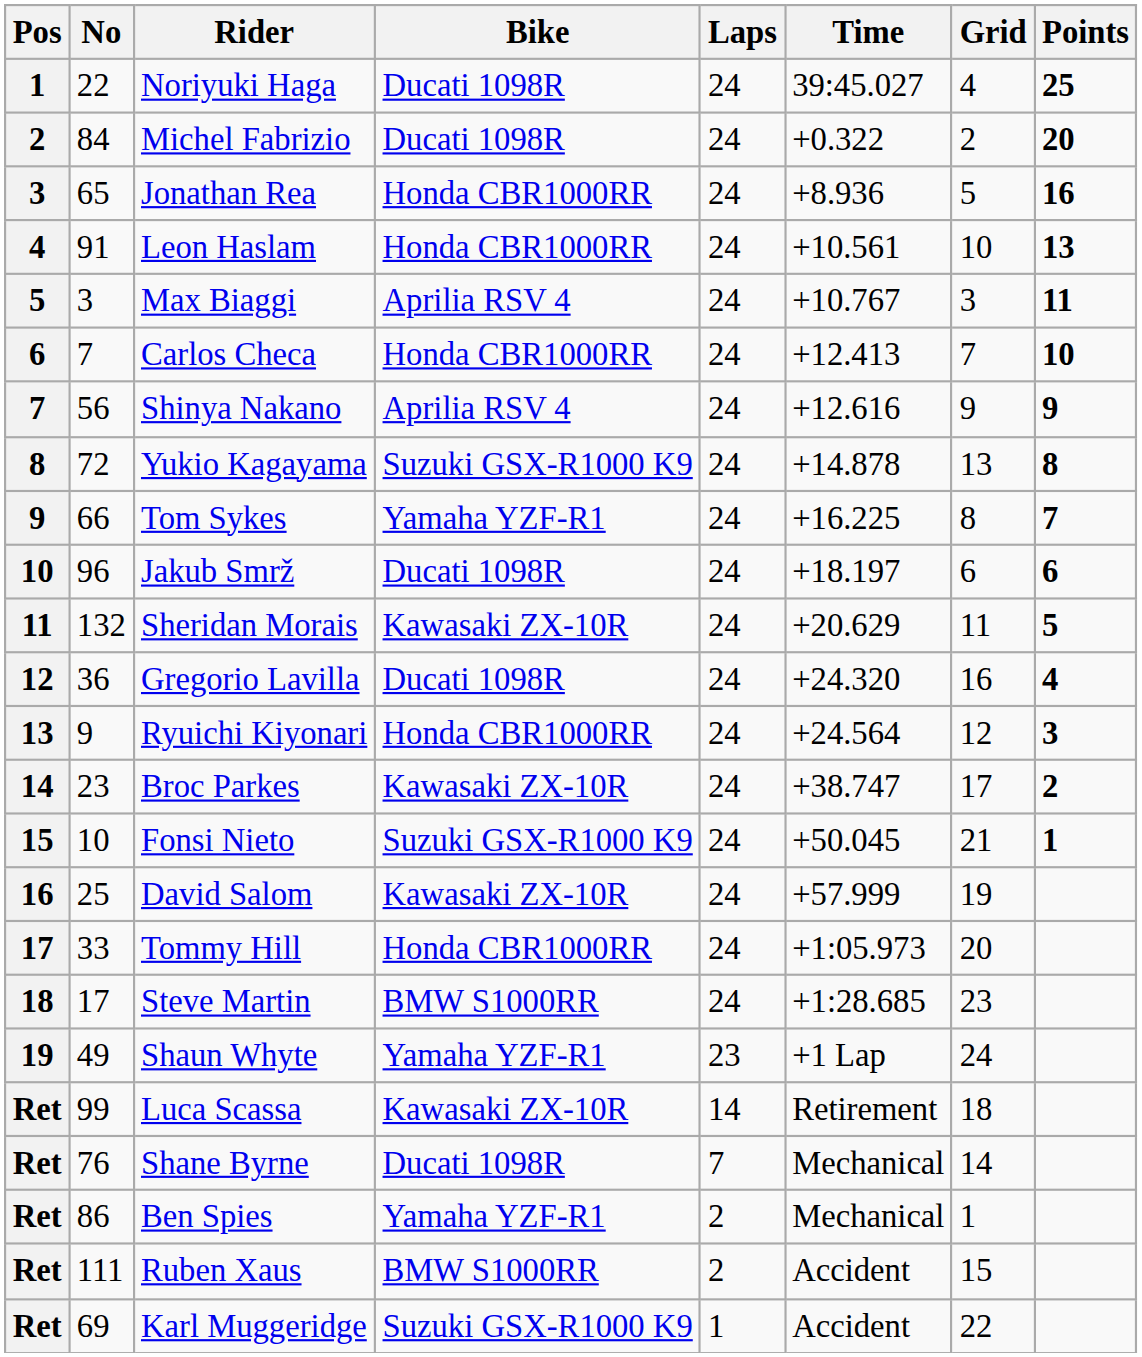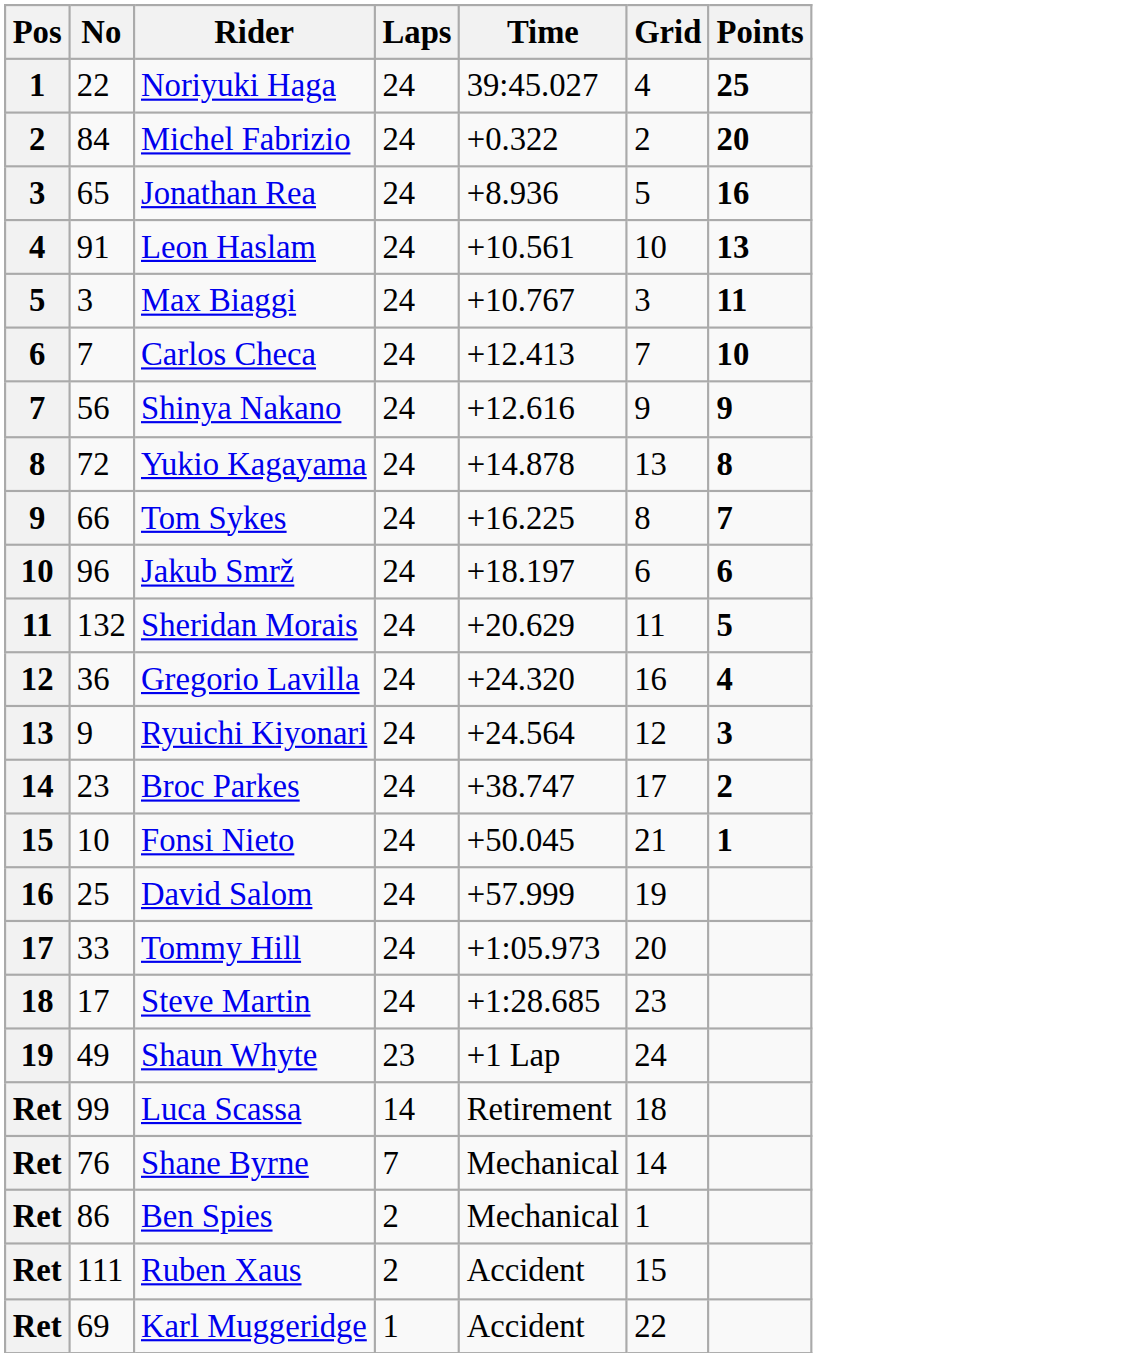- column: (538, 31)
